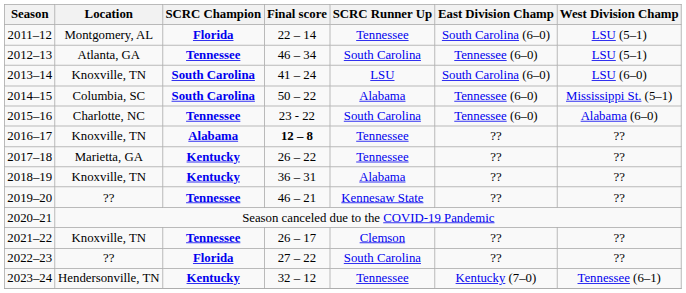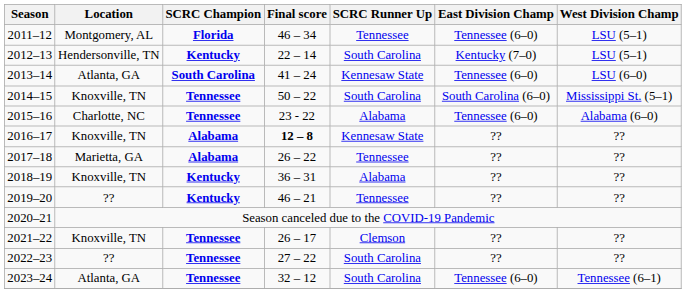(297, 34) 22 – 14 -> (297, 34) 46 – 34
(496, 34) South Carolina (6–0) -> (496, 34) Tennessee (6–0)
(109, 55) Atlanta, GA -> (109, 55) Hendersonville, TN
(213, 55) Tennessee -> (213, 55) Kentucky
(297, 55) 46 – 34 -> (297, 55) 22 – 14
(496, 55) Tennessee (6–0) -> (496, 55) Kentucky (7–0)
(109, 75) Knoxville, TN -> (109, 75) Atlanta, GA
(382, 75) LSU -> (382, 75) Kennesaw State
(496, 75) South Carolina (6–0) -> (496, 75) Tennessee (6–0)
(109, 95) Columbia, SC -> (109, 95) Knoxville, TN
(213, 95) South Carolina -> (213, 95) Tennessee
(382, 95) Alabama -> (382, 95) South Carolina
(496, 95) Tennessee (6–0) -> (496, 95) South Carolina (6–0)
(382, 116) South Carolina -> (382, 116) Alabama
(382, 136) Tennessee -> (382, 136) Kennesaw State
(213, 156) Kentucky -> (213, 156) Alabama
(213, 197) Tennessee -> (213, 197) Kentucky
(382, 197) Kennesaw State -> (382, 197) Tennessee
(213, 258) Florida -> (213, 258) Tennessee
(109, 278) Hendersonville, TN -> (109, 278) Atlanta, GA
(213, 278) Kentucky -> (213, 278) Tennessee
(382, 278) Tennessee -> (382, 278) South Carolina
(496, 278) Kentucky (7–0) -> (496, 278) Tennessee (6–0)
